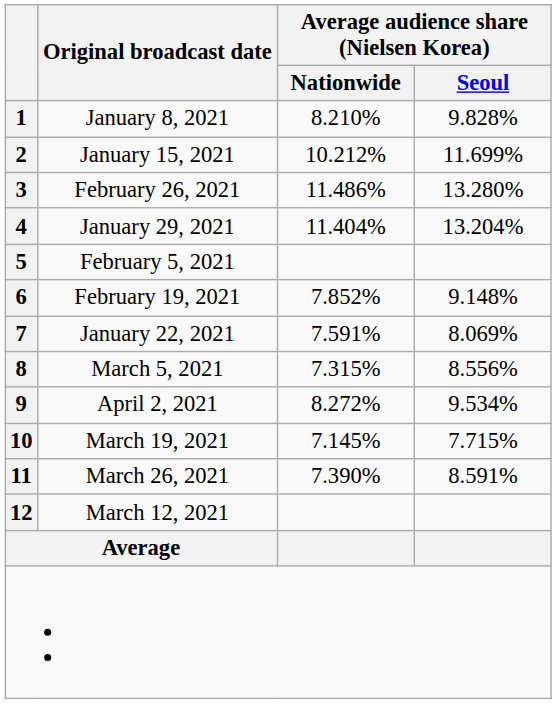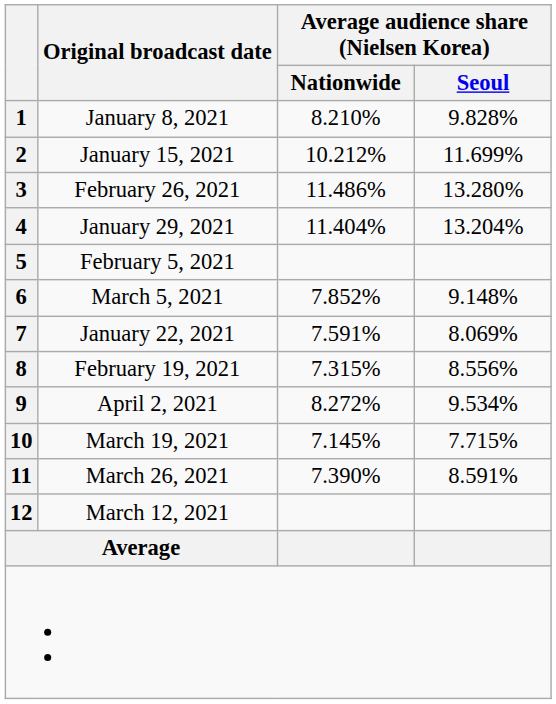(157, 297) February 19, 2021 -> (157, 297) March 5, 2021
(157, 369) March 5, 2021 -> (157, 369) February 19, 2021
